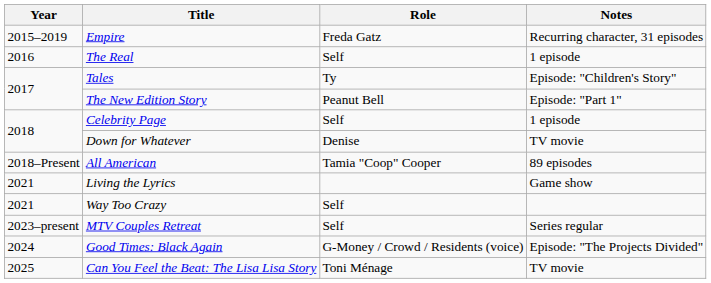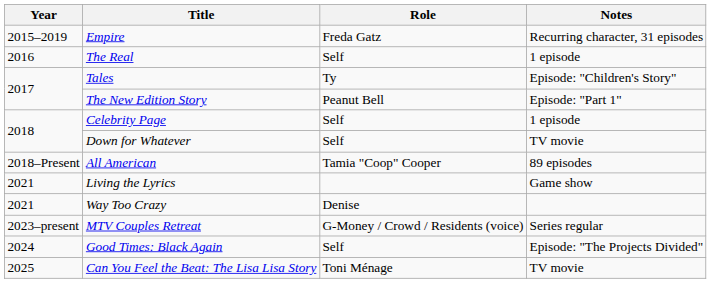(341, 141) Denise -> (333, 141) Self
(333, 204) Self -> (341, 204) Denise
(333, 225) Self -> (423, 225) G-Money / Crowd / Residents (voice)
(423, 246) G-Money / Crowd / Residents (voice) -> (333, 246) Self
